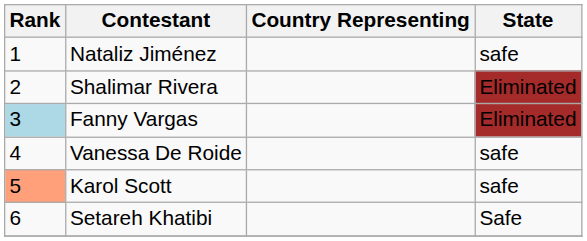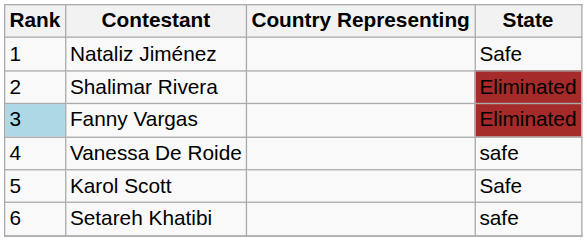(499, 53) safe -> (501, 53) Safe
(15, 185) lightsalmon background -> (15, 185) no background
(499, 185) safe -> (501, 185) Safe
(501, 218) Safe -> (499, 218) safe
